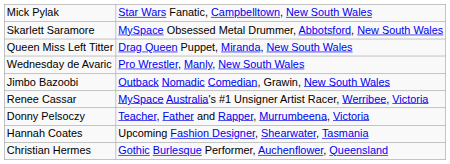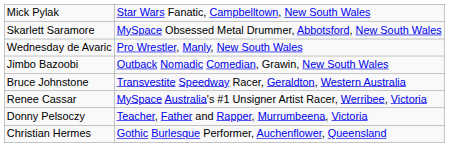- row: (60, 47)
+ row: (48, 82)
- row: (45, 133)
